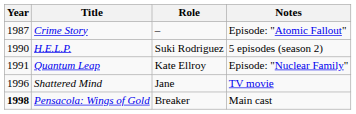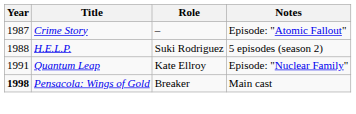(18, 48) 1990 -> (18, 48) 1988
- row: (68, 83)
